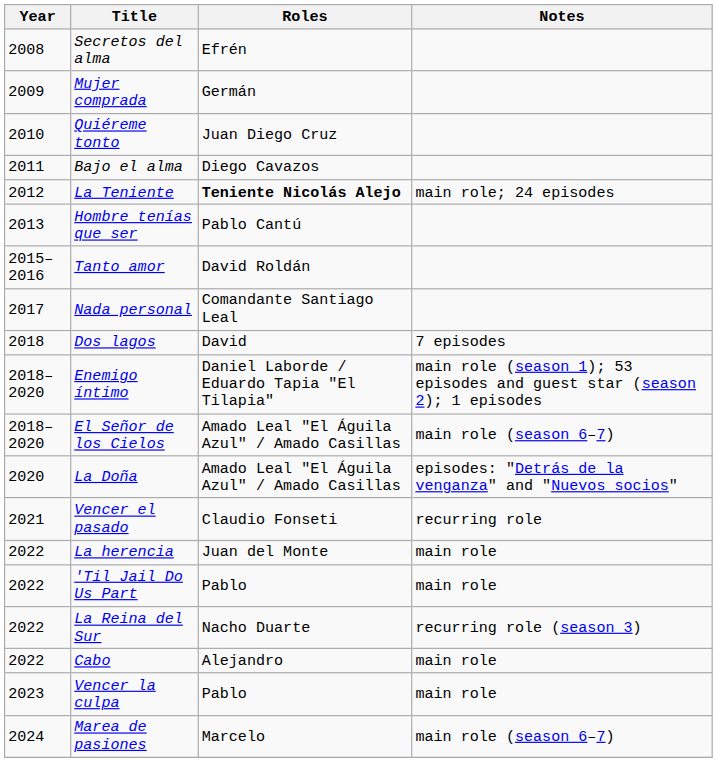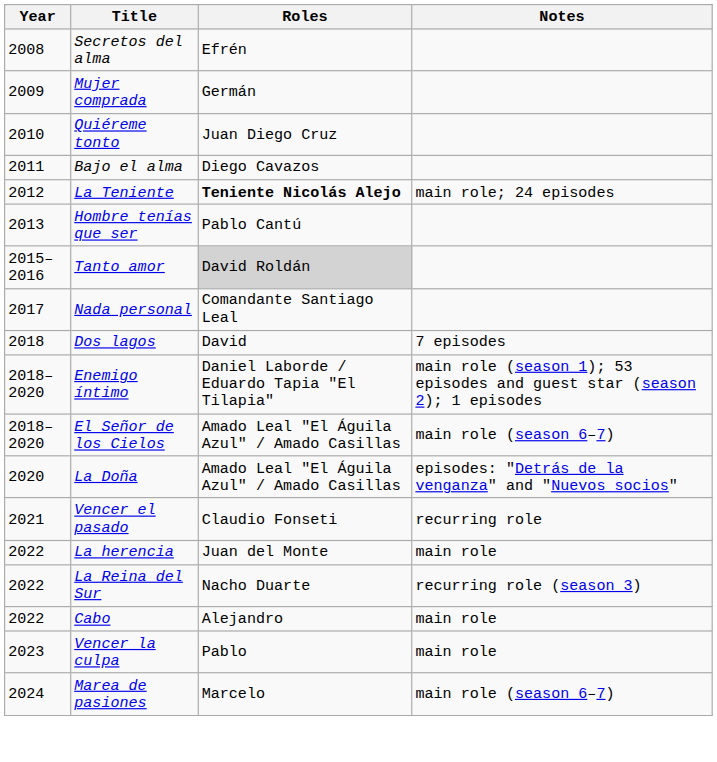(256, 267) no background -> (256, 267) lightgrey background
- row: (129, 586)
